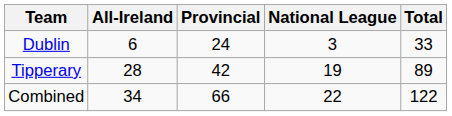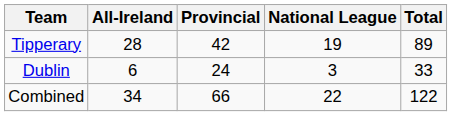rows swapped: (46, 44) <-> (46, 70)
